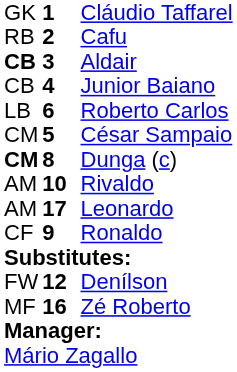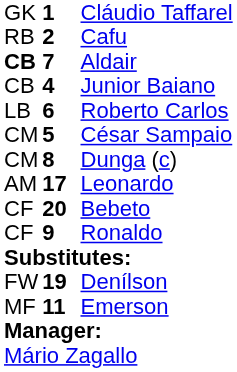(48, 61) 3 -> (48, 61) 7
(21, 159) bold -> (21, 159) normal
- row: (117, 184)
+ row: (115, 208)
(55, 282) 12 -> (55, 282) 19
+ row: (125, 306)
- row: (136, 306)
